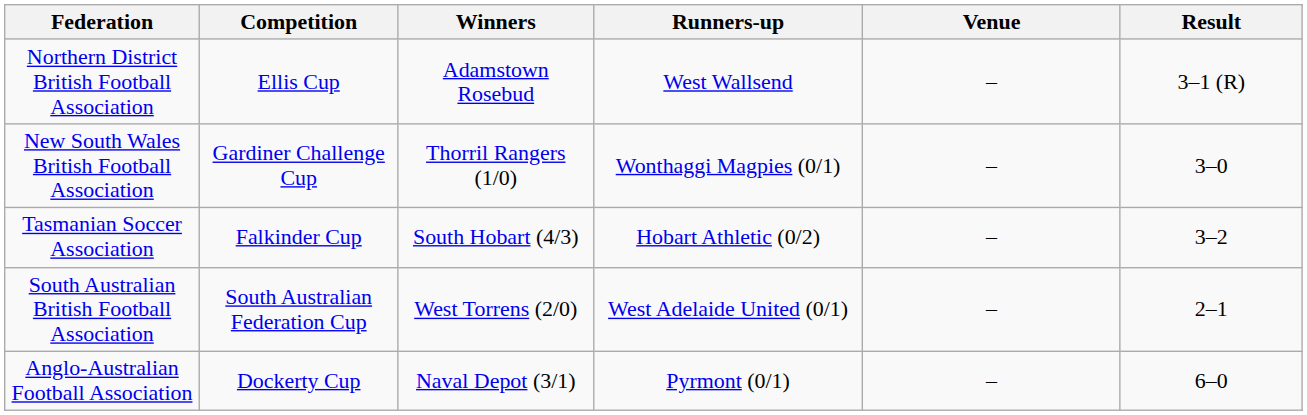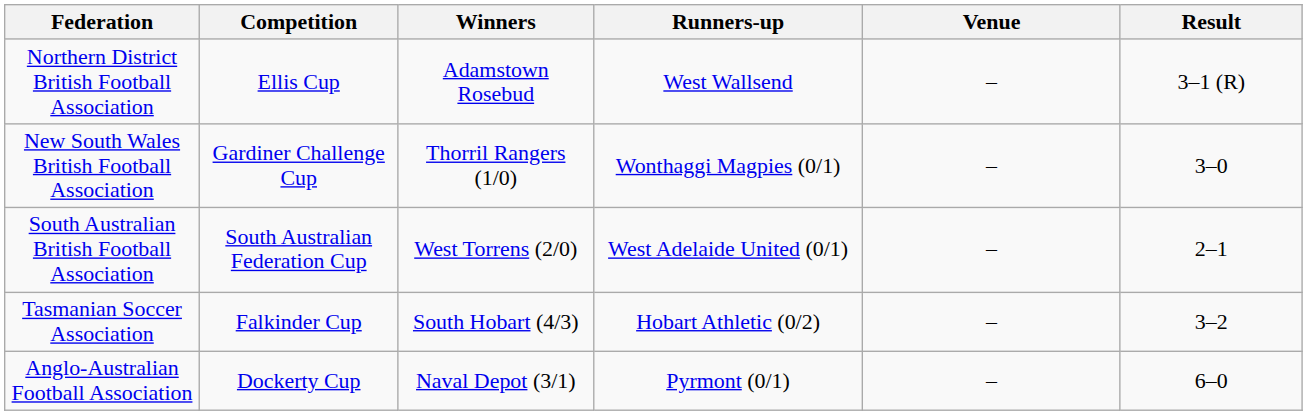rows swapped: (102, 308) <-> (102, 237)
